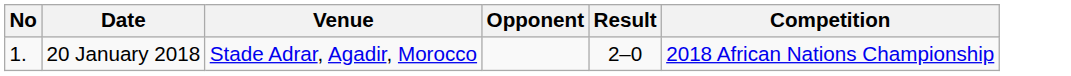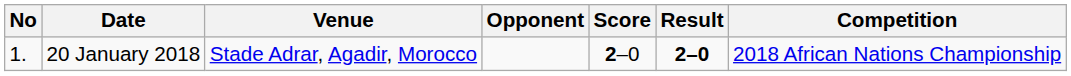+ column: (622, 20)
(625, 53) normal -> (692, 53) bold
